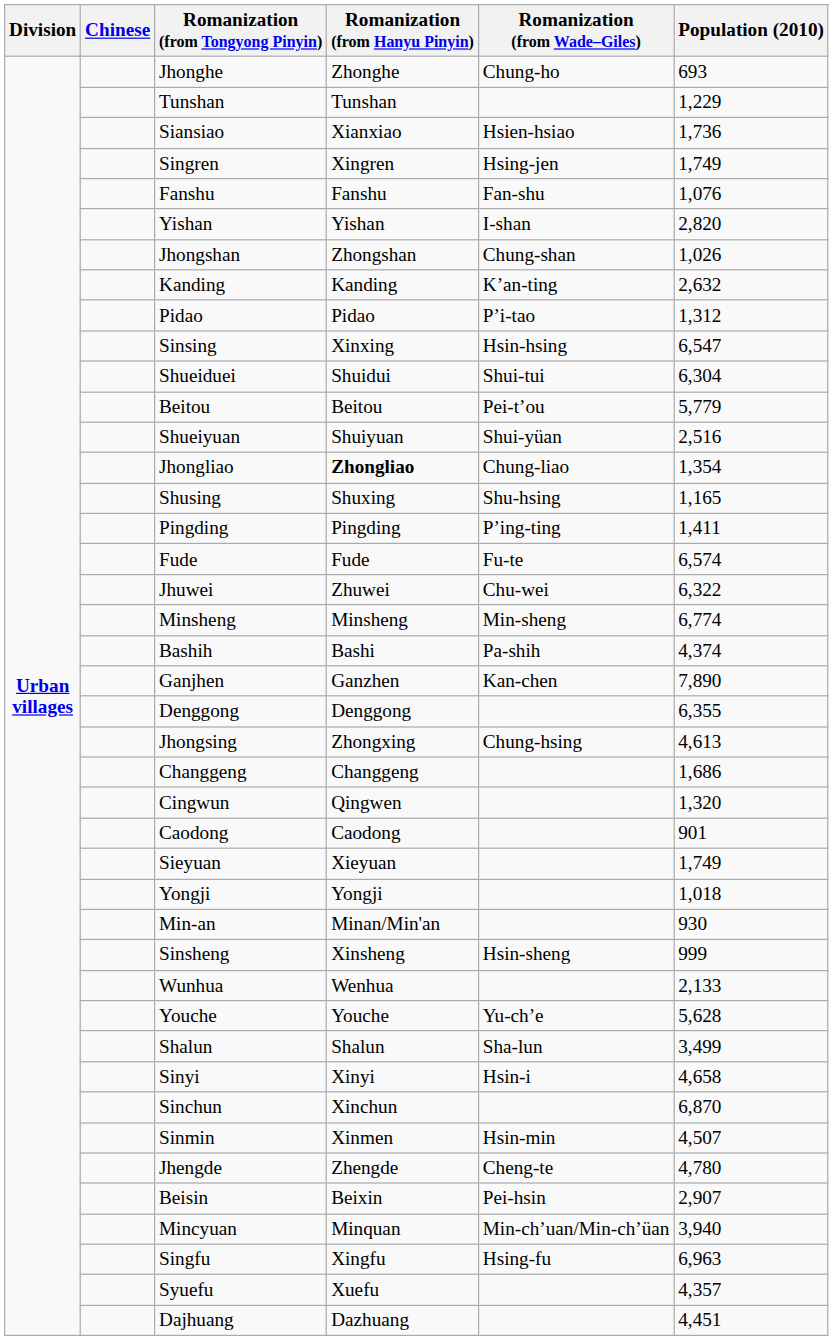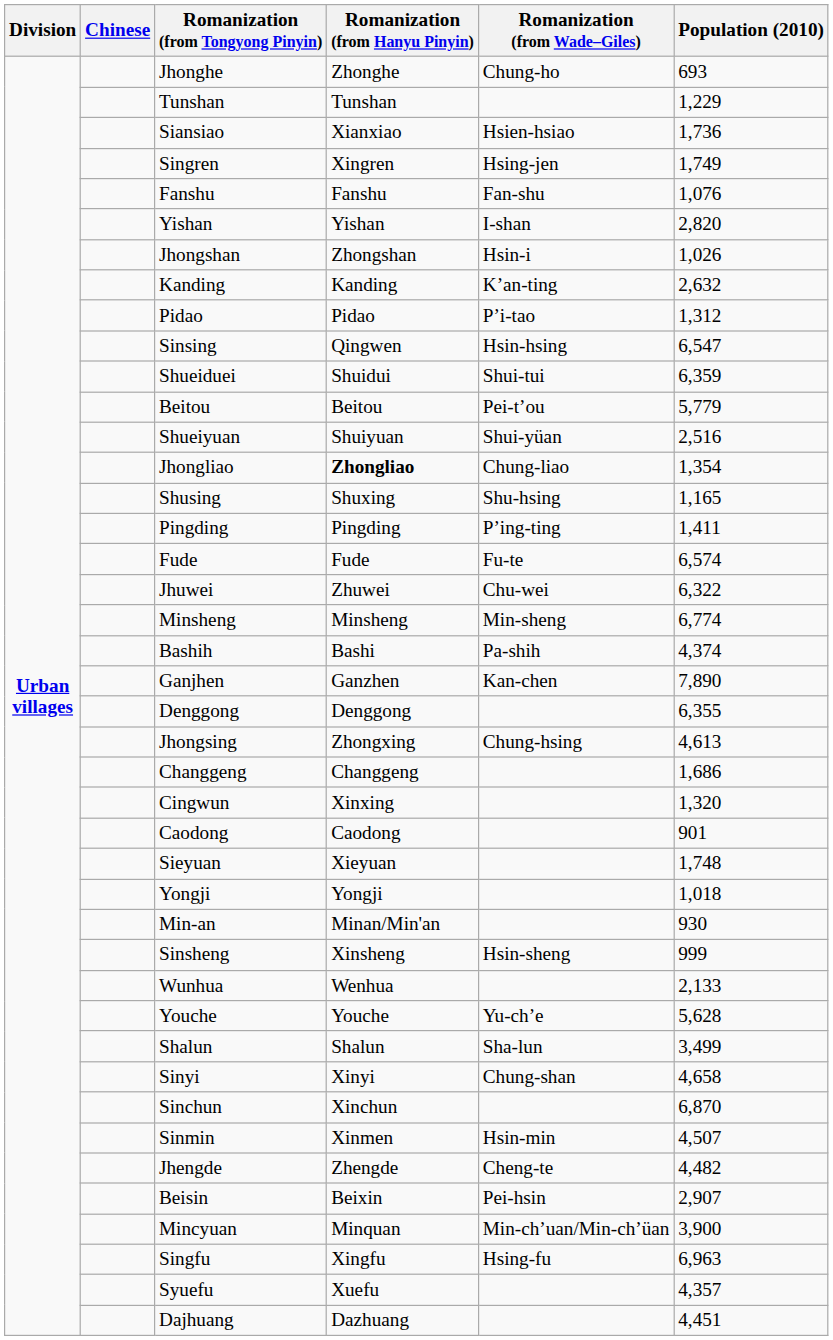(529, 254) Chung-shan -> (507, 254) Hsin-i
(363, 345) Xinxing -> (366, 345) Qingwen
(700, 376) 6,304 -> (700, 376) 6,359
(366, 802) Qingwen -> (363, 802) Xinxing
(700, 863) 1,749 -> (700, 863) 1,748
(507, 1076) Hsin-i -> (529, 1076) Chung-shan
(700, 1167) 4,780 -> (700, 1167) 4,482
(700, 1228) 3,940 -> (700, 1228) 3,900
